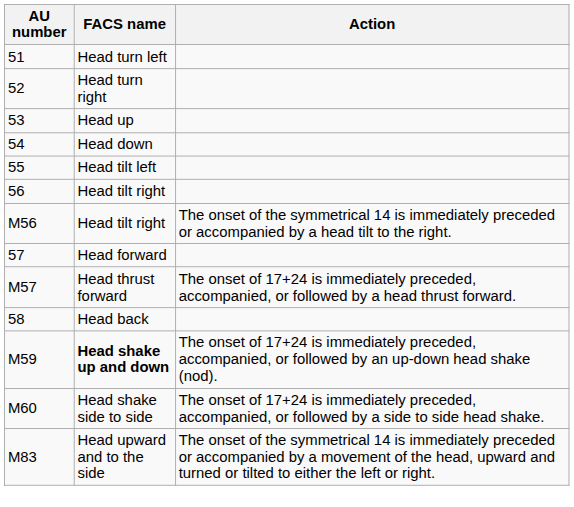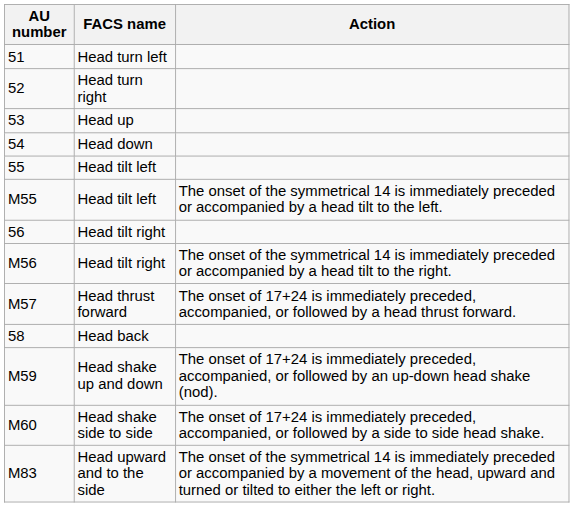+ row: (22, 199)
- row: (16, 255)
(123, 359) bold -> (120, 376) normal
